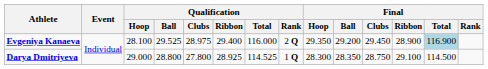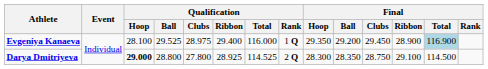(291, 42) 2 Q -> (291, 42) 1 Q
(139, 57) normal -> (139, 57) bold
(291, 57) 1 Q -> (291, 57) 2 Q
